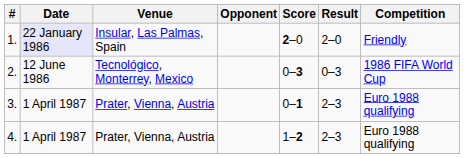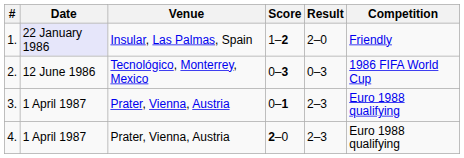- column: (249, 14)
(293, 39) 2–0 -> (278, 39) 1–2
(293, 137) 1–2 -> (278, 137) 2–0
